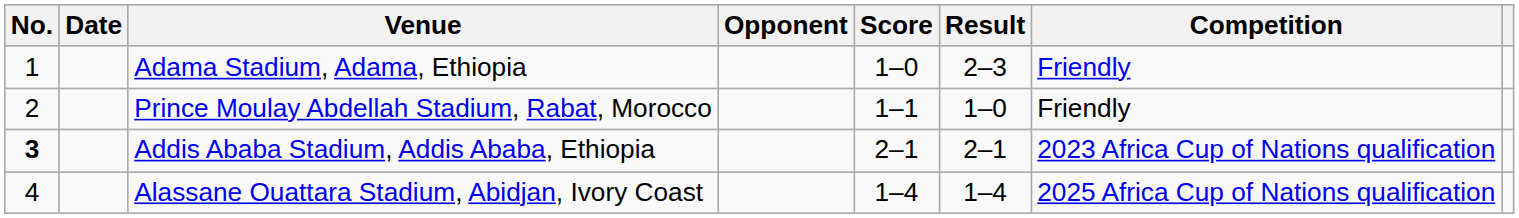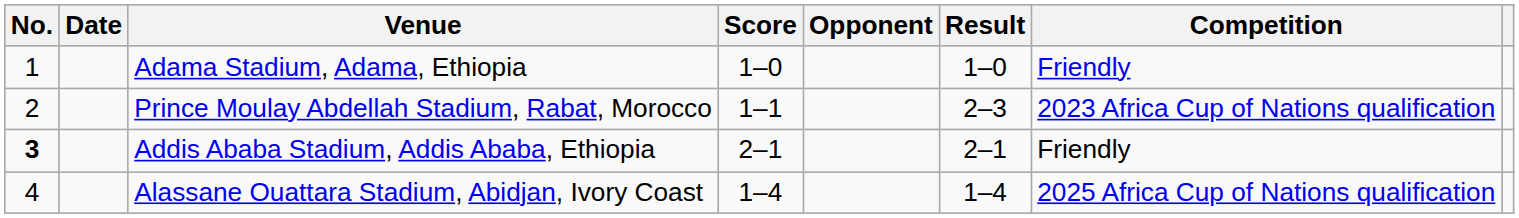columns swapped: (786, 25) <-> (896, 25)
(985, 66) 2–3 -> (985, 66) 1–0
(985, 108) 1–0 -> (985, 108) 2–3
(1084, 108) Friendly -> (1266, 108) 2023 Africa Cup of Nations qualification
(1266, 150) 2023 Africa Cup of Nations qualification -> (1084, 150) Friendly
